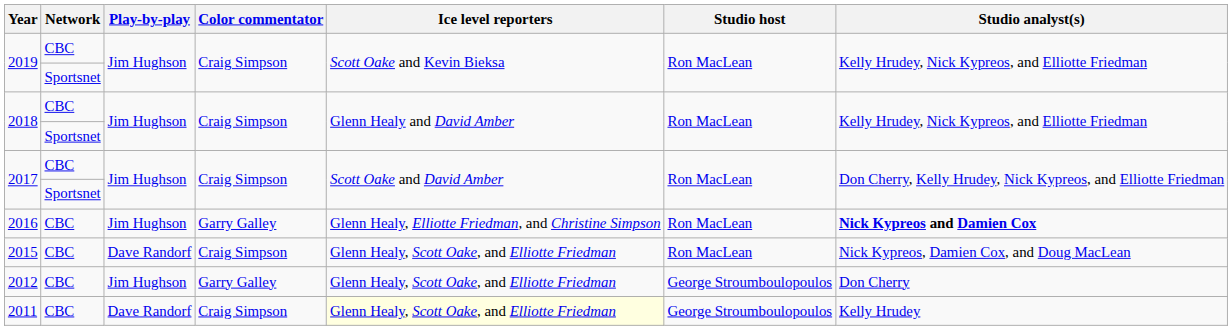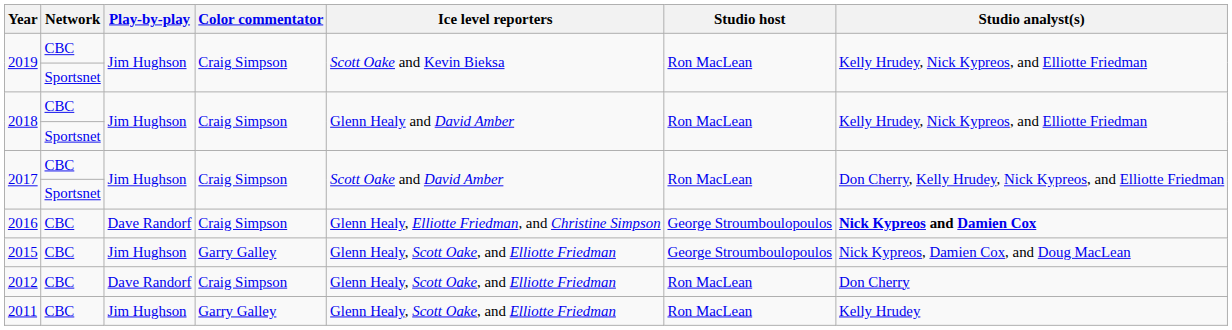(147, 223) Jim Hughson -> (150, 223) Dave Randorf
(237, 223) Garry Galley -> (243, 223) Craig Simpson
(710, 223) Ron MacLean -> (750, 223) George Stroumboulopoulos
(150, 252) Dave Randorf -> (147, 252) Jim Hughson
(243, 252) Craig Simpson -> (237, 252) Garry Galley
(710, 252) Ron MacLean -> (750, 252) George Stroumboulopoulos
(147, 281) Jim Hughson -> (150, 281) Dave Randorf
(237, 281) Garry Galley -> (243, 281) Craig Simpson
(750, 281) George Stroumboulopoulos -> (710, 281) Ron MacLean
(150, 310) Dave Randorf -> (147, 310) Jim Hughson
(243, 310) Craig Simpson -> (237, 310) Garry Galley
(473, 310) lightyellow background -> (473, 310) no background
(750, 310) George Stroumboulopoulos -> (710, 310) Ron MacLean
